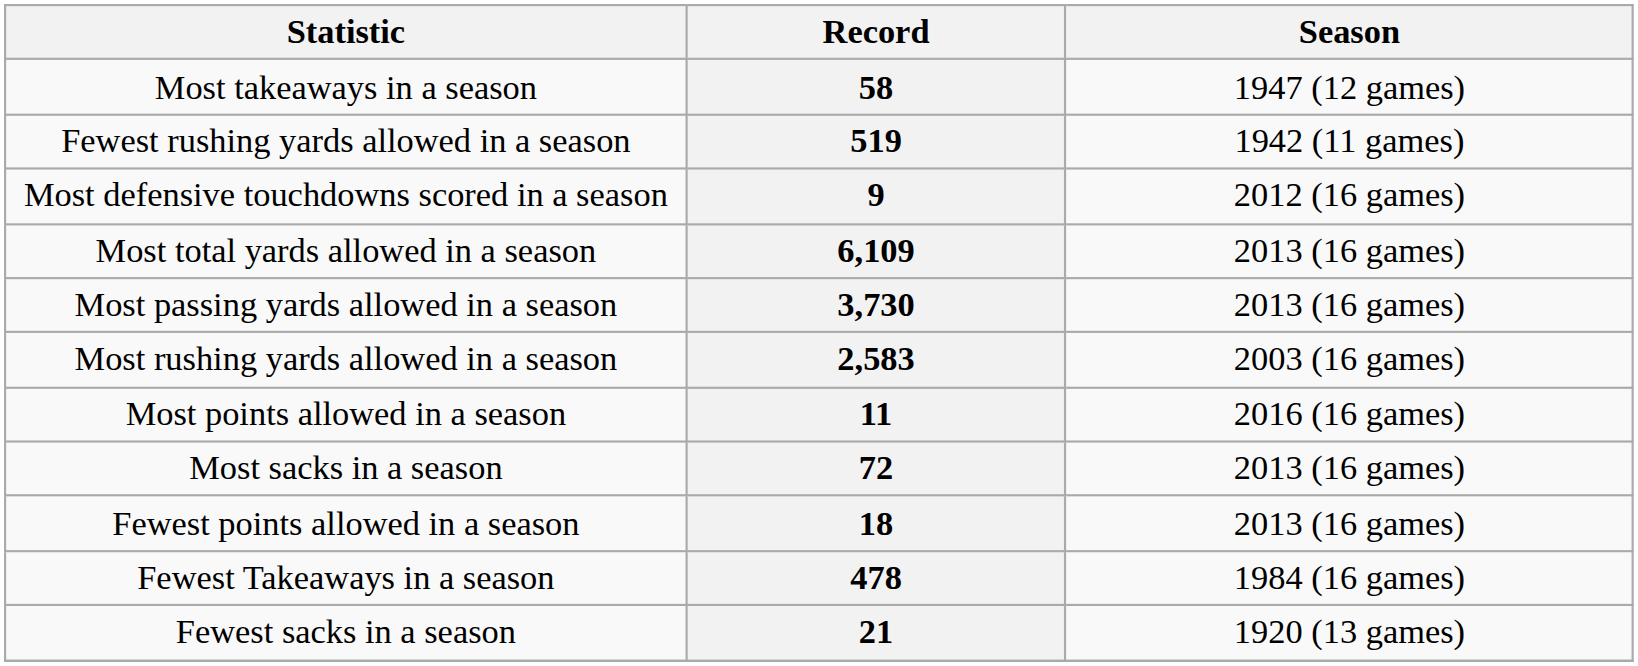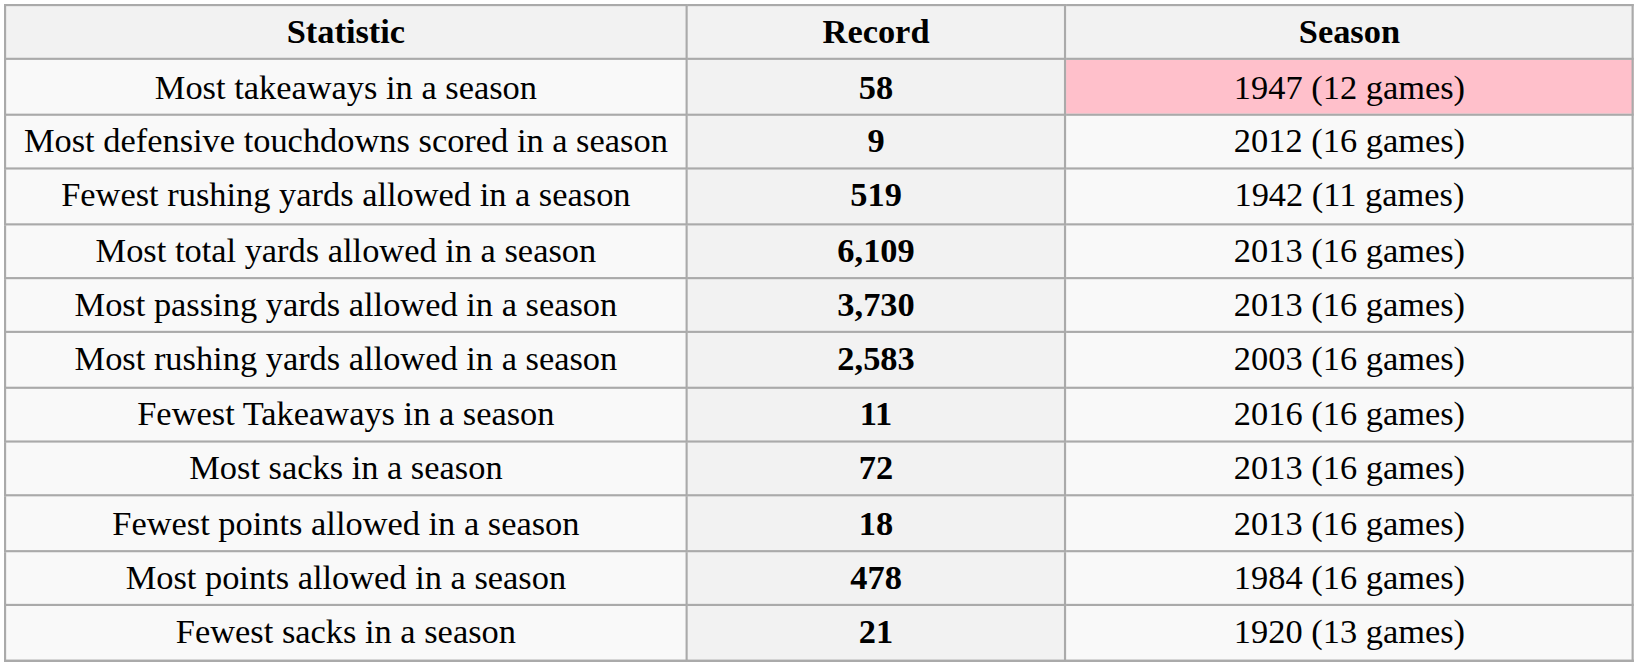(1349, 86) no background -> (1349, 86) pink background
rows swapped: (876, 195) <-> (876, 140)
(346, 413) Most points allowed in a season -> (346, 413) Fewest Takeaways in a season
(346, 577) Fewest Takeaways in a season -> (346, 577) Most points allowed in a season
